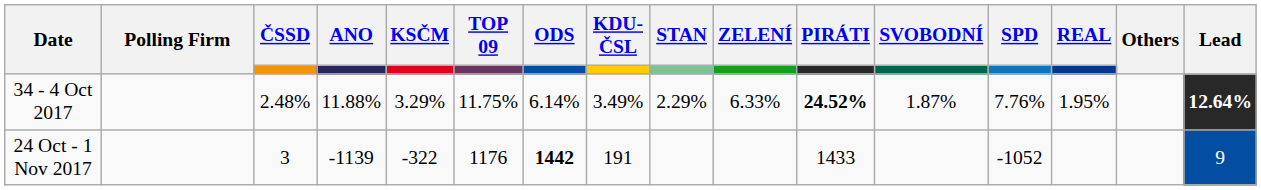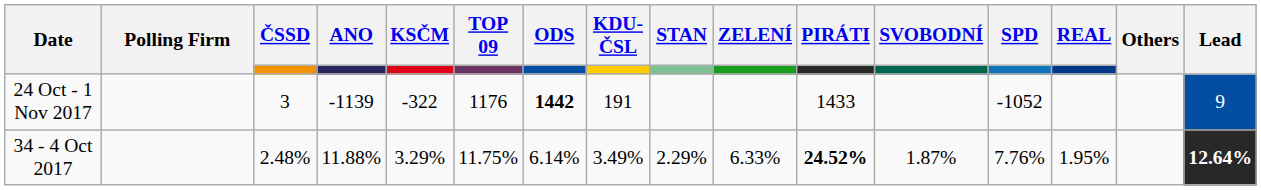rows swapped: (53, 156) <-> (53, 101)
